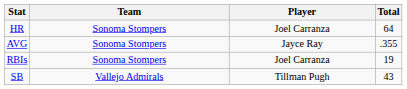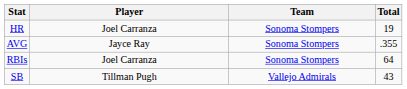columns swapped: (302, 12) <-> (129, 12)
(388, 28) 64 -> (388, 28) 19
(388, 60) 19 -> (388, 60) 64
